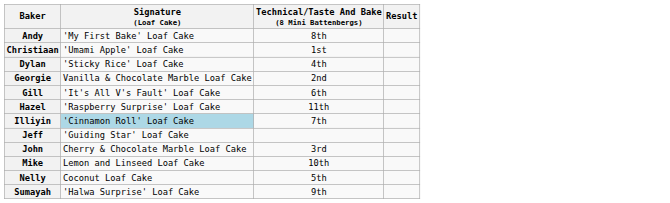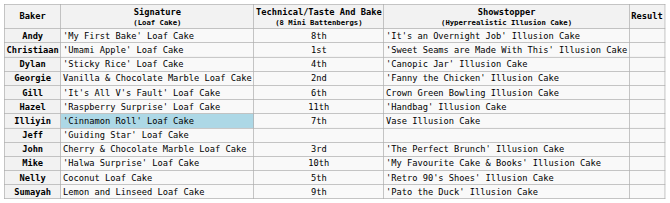+ column: (507, 16)
(134, 163) Lemon and Linseed Loaf Cake -> (131, 163) 'Halwa Surprise' Loaf Cake
(131, 192) 'Halwa Surprise' Loaf Cake -> (134, 192) Lemon and Linseed Loaf Cake
